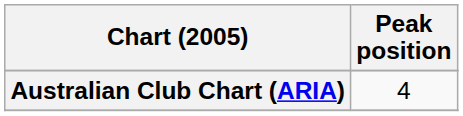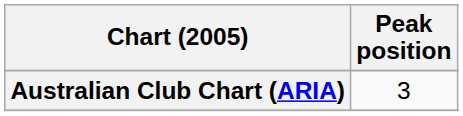(404, 90) 4 -> (404, 90) 3
